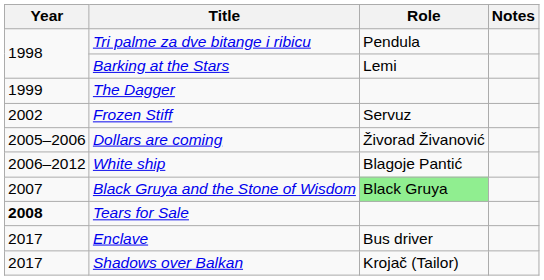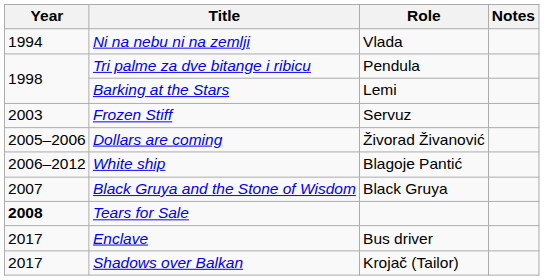+ row: (171, 41)
- row: (134, 90)
(25, 115) 2002 -> (25, 115) 2003
(405, 189) lightgreen background -> (405, 189) no background
